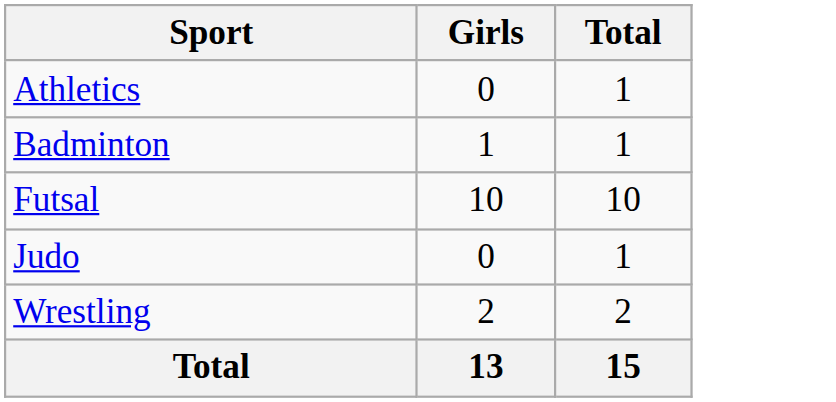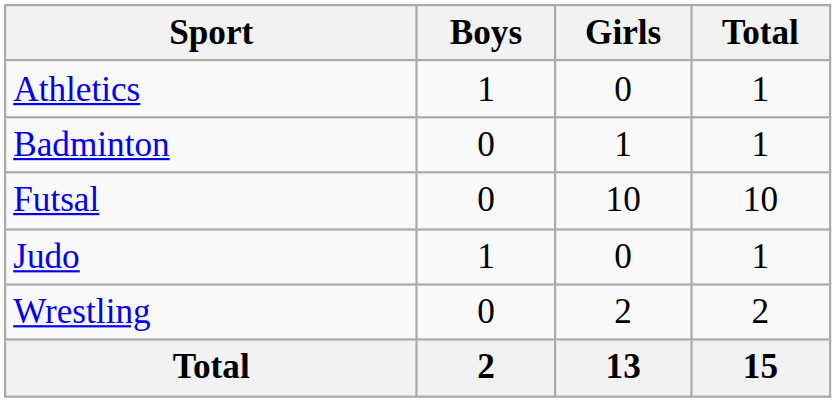+ column: (486, 32)
